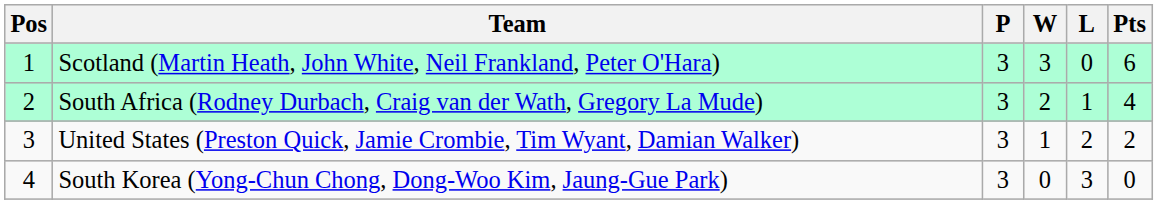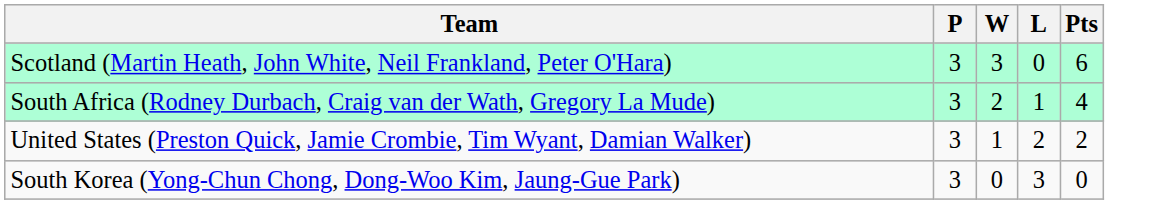- column: (29, 23)
